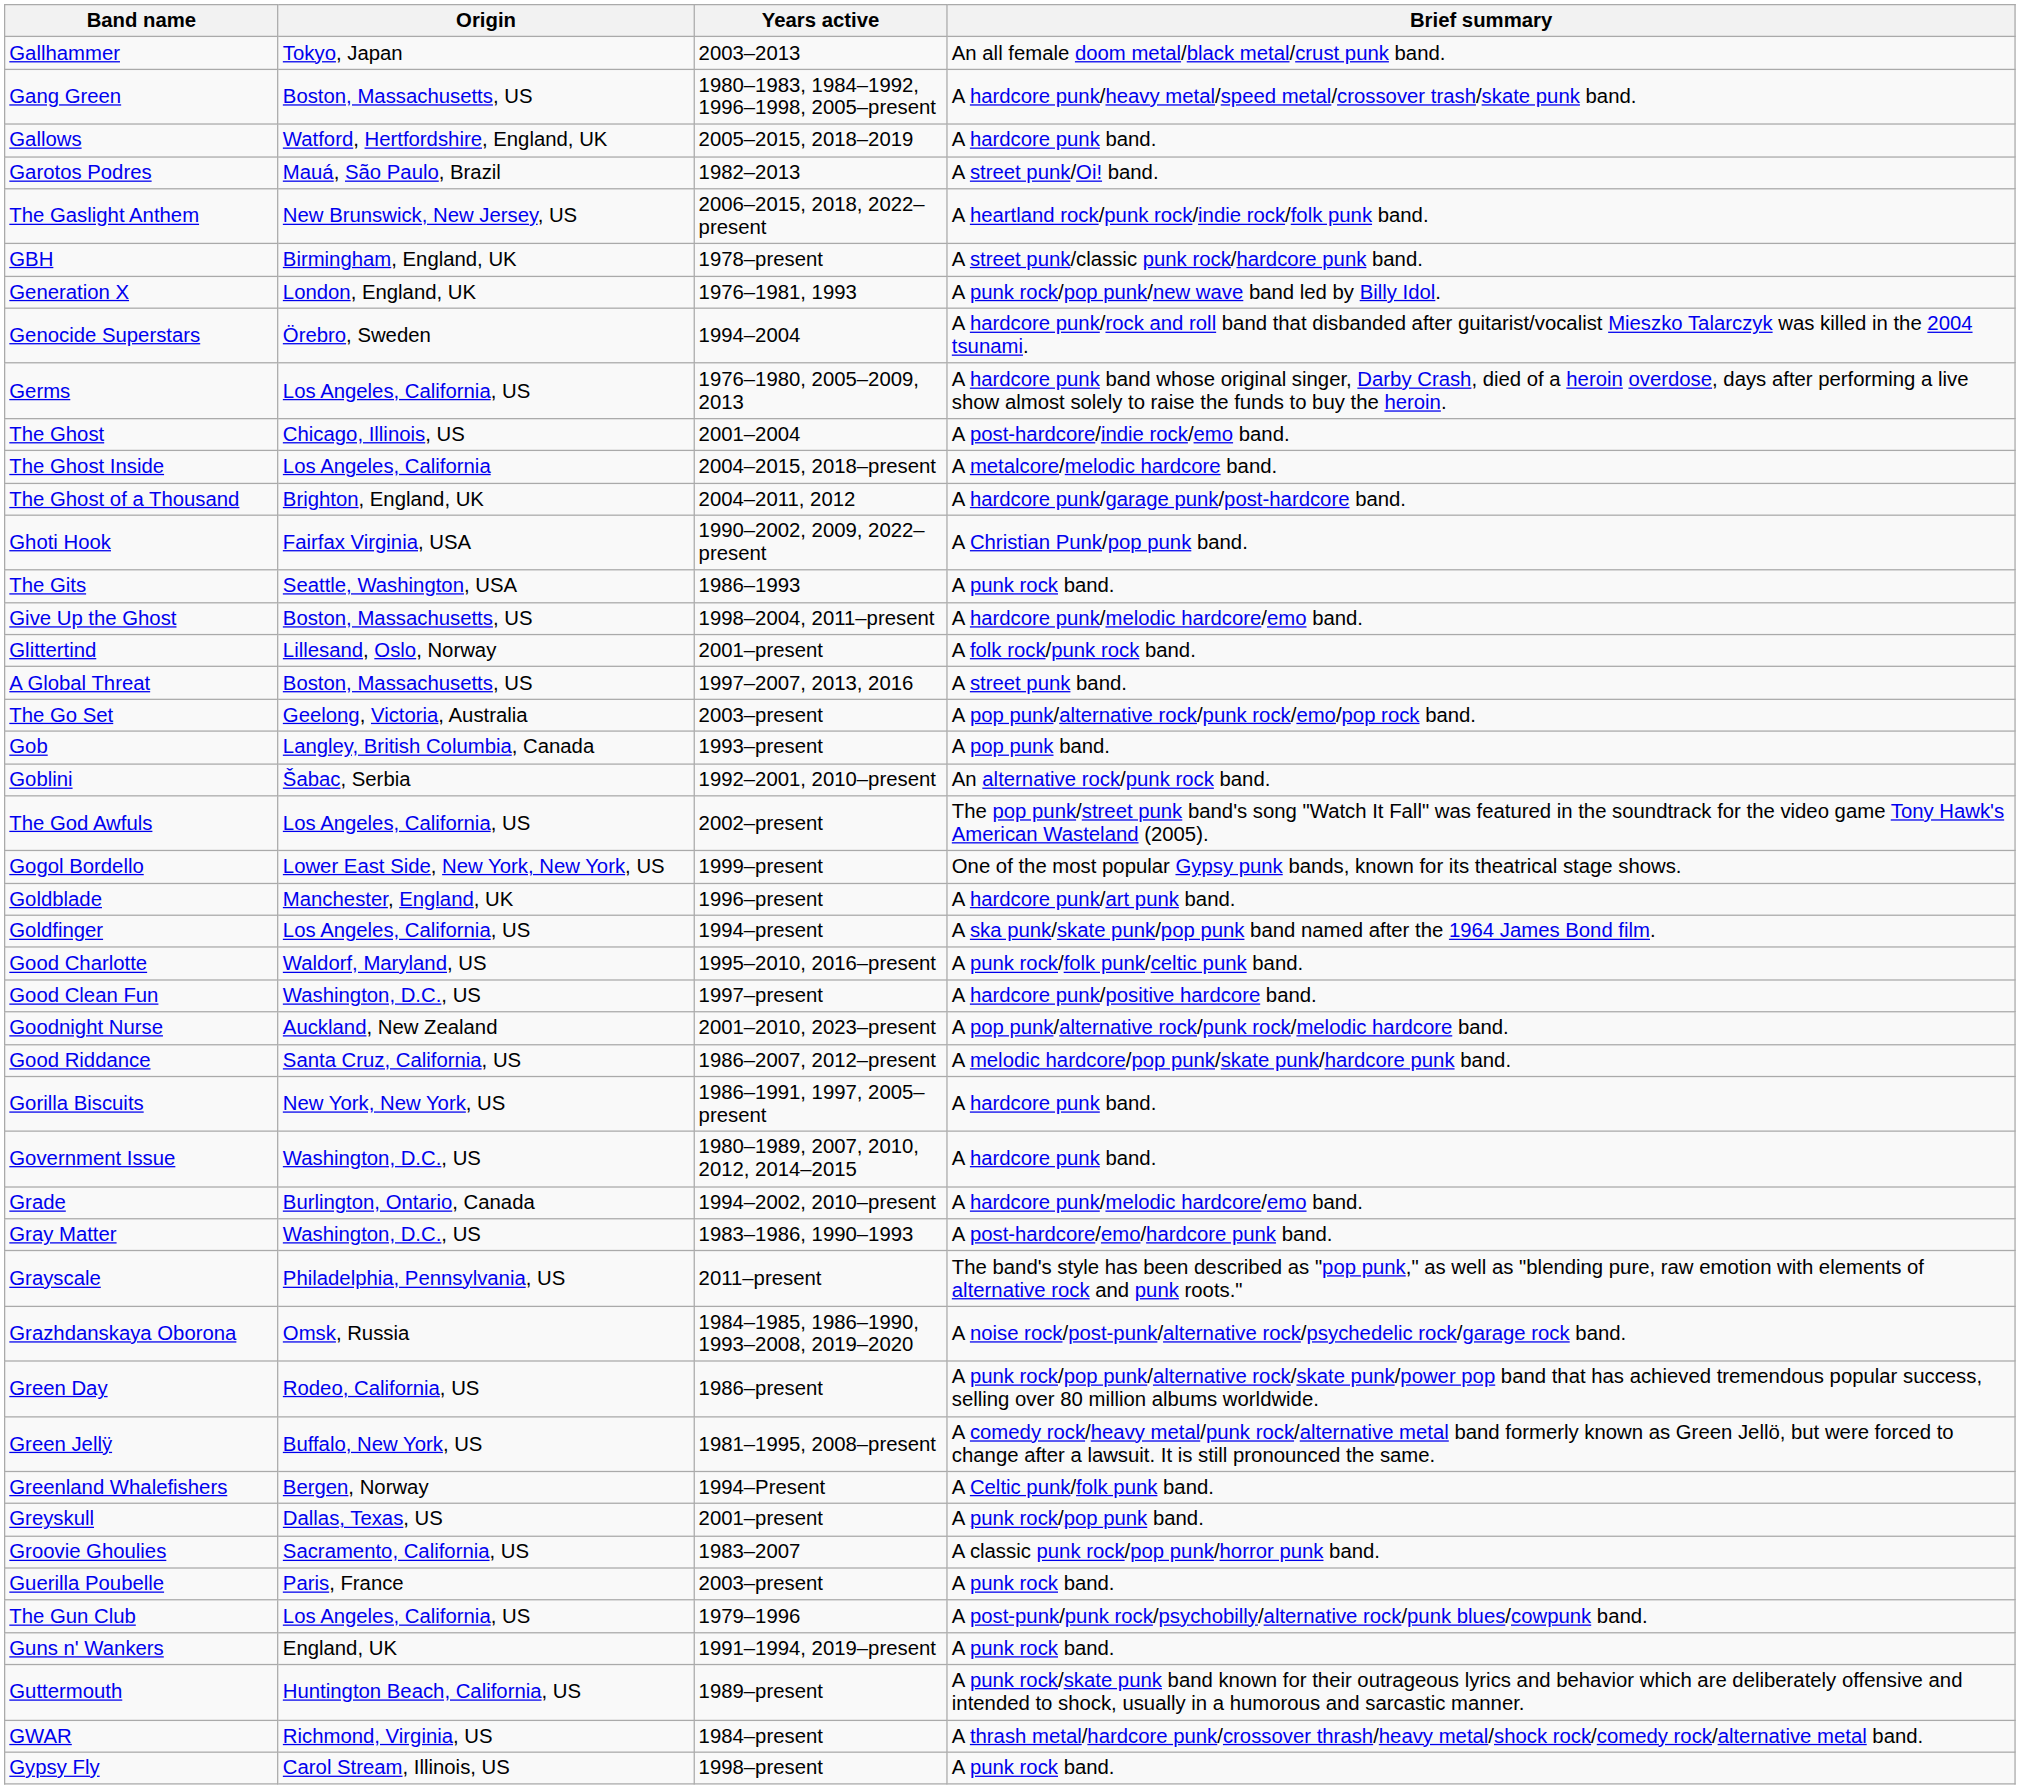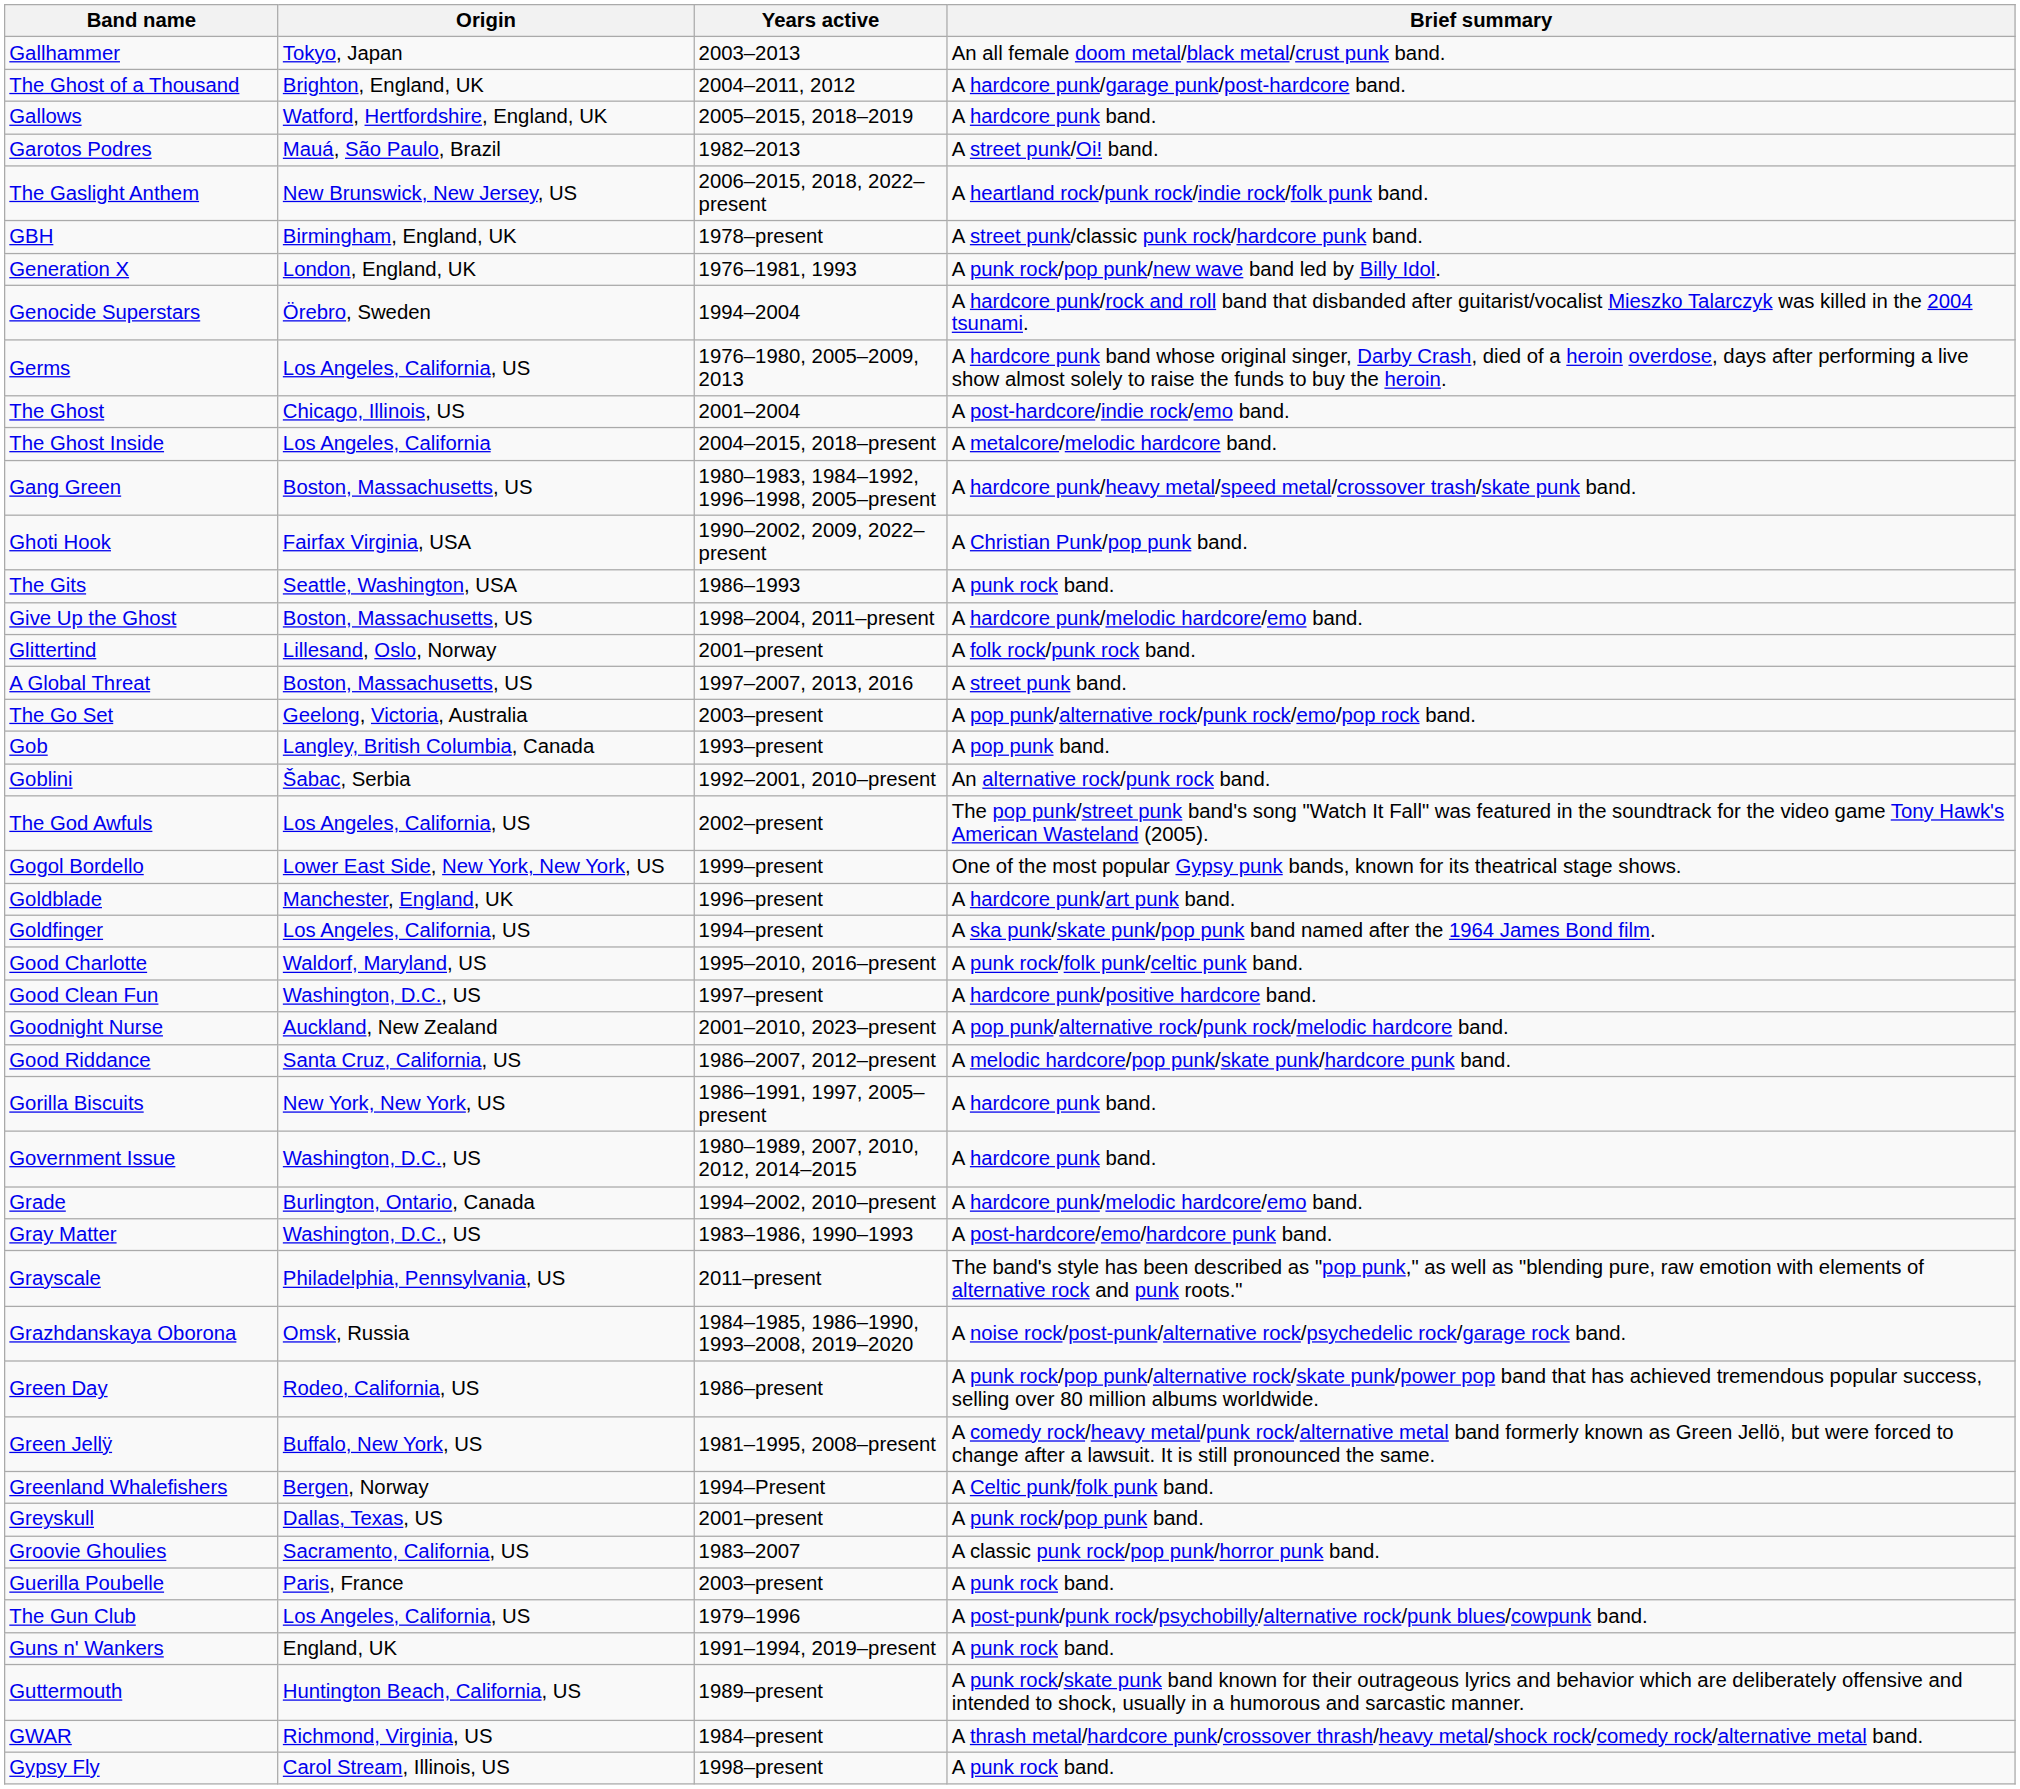rows swapped: (65, 96) <-> (124, 498)
